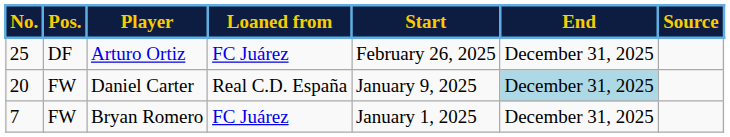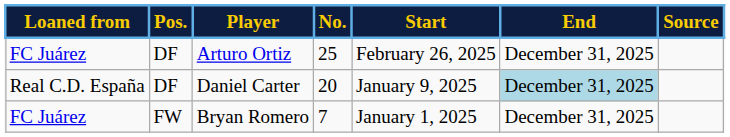columns swapped: (24, 21) <-> (280, 21)
(62, 85) FW -> (166, 85) DF
